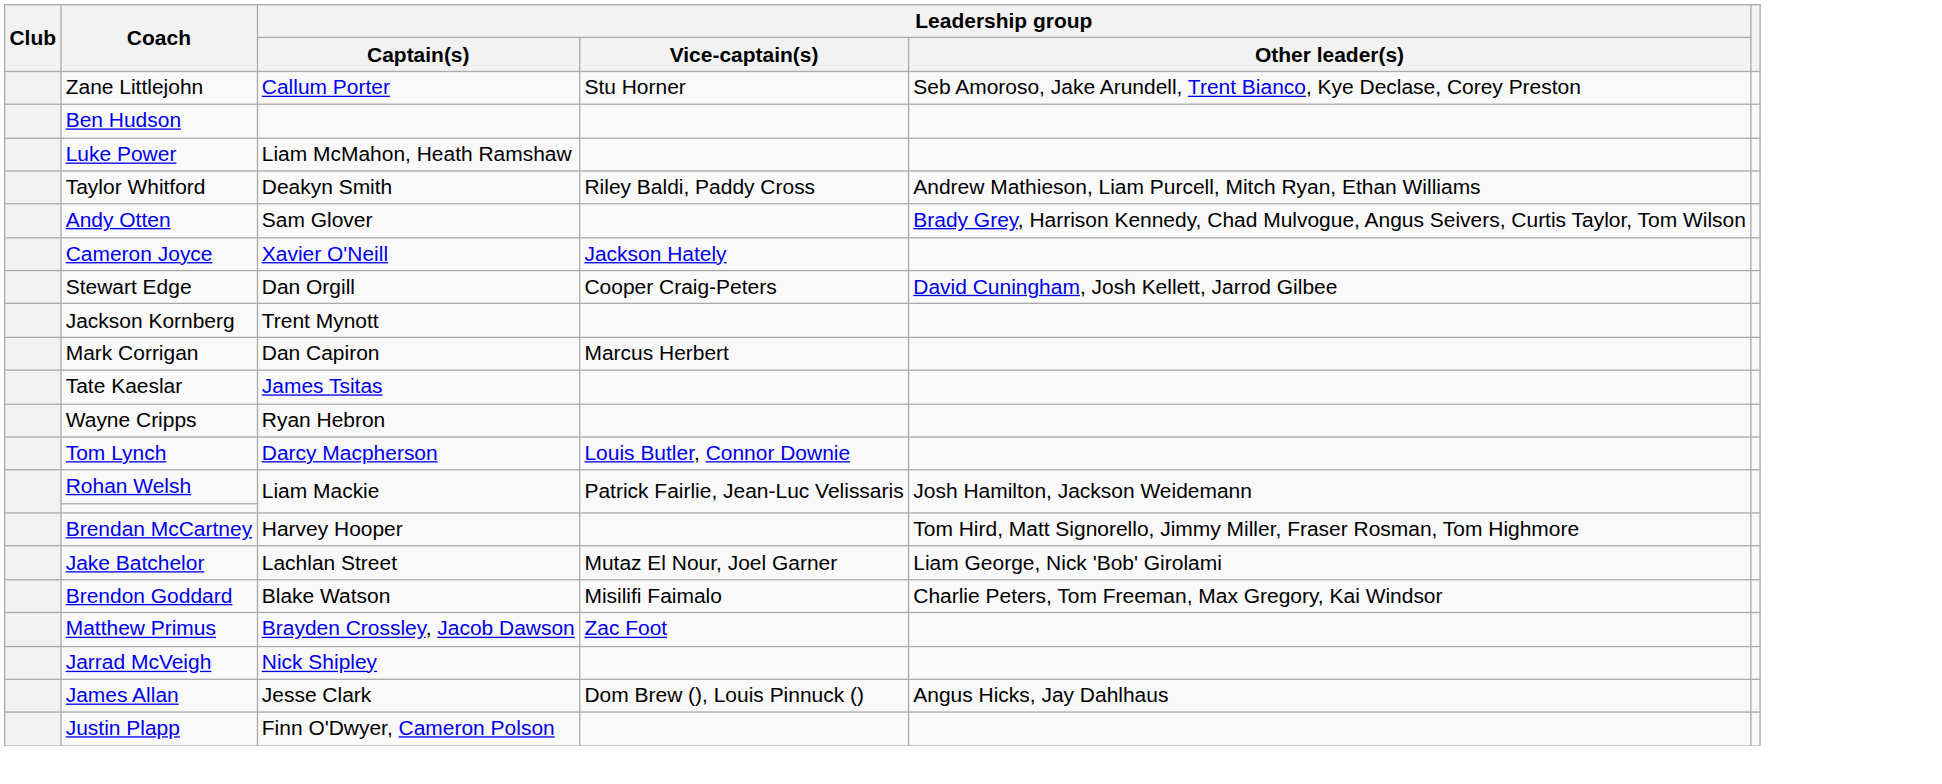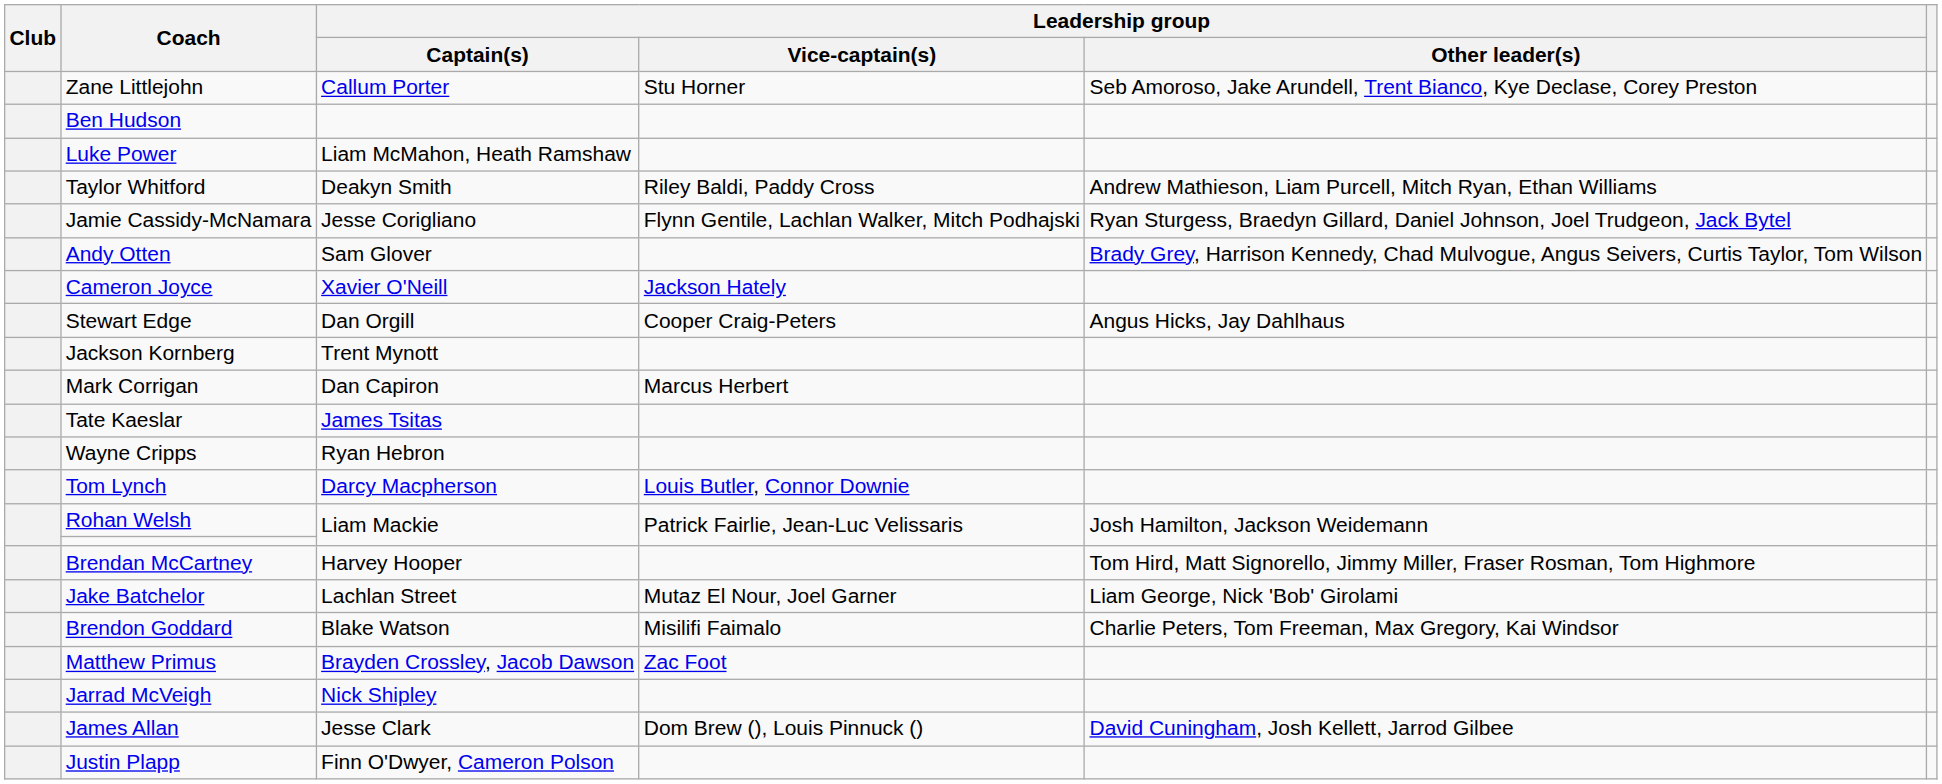+ row: (189, 220)
(1125, 287) David Cuningham, Josh Kellett, Jarrod Gilbee -> (1217, 320) Angus Hicks, Jay Dahlhaus
(1041, 695) Angus Hicks, Jay Dahlhaus -> (1302, 728) David Cuningham, Josh Kellett, Jarrod Gilbee
